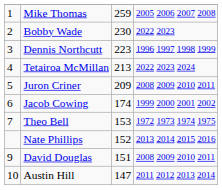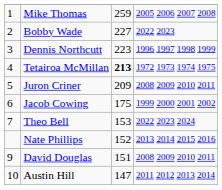(123, 31) 230 -> (123, 31) 227
(123, 67) normal -> (123, 67) bold
(165, 67) 2022 2023 2024 -> (176, 67) 1972 1973 1974 1975
(123, 103) 174 -> (123, 103) 175
(176, 121) 1972 1973 1974 1975 -> (165, 121) 2022 2023 2024
